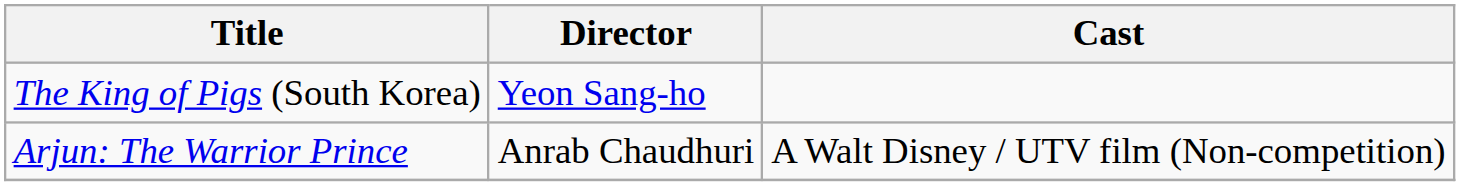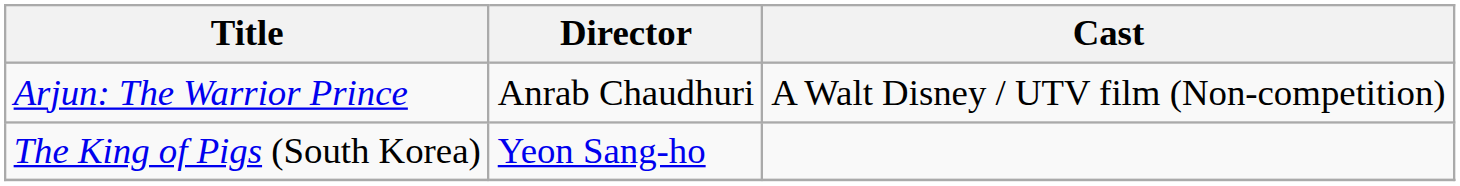rows swapped: (211, 150) <-> (247, 92)
